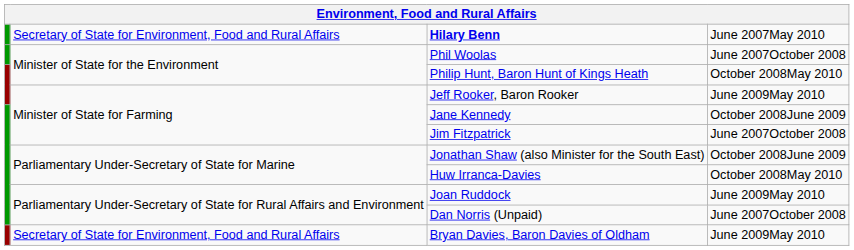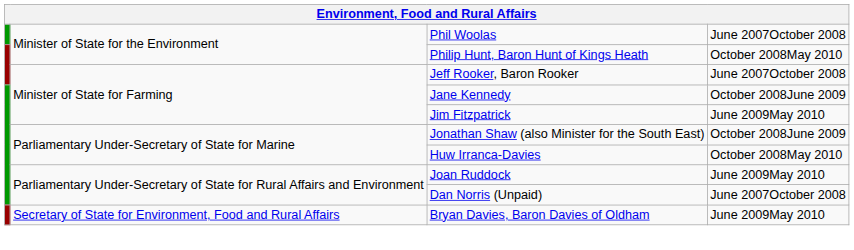- row: (465, 34)
(768, 94) June 2009May 2010 -> (778, 74) June 2007October 2008
(778, 134) June 2007October 2008 -> (768, 114) June 2009May 2010
